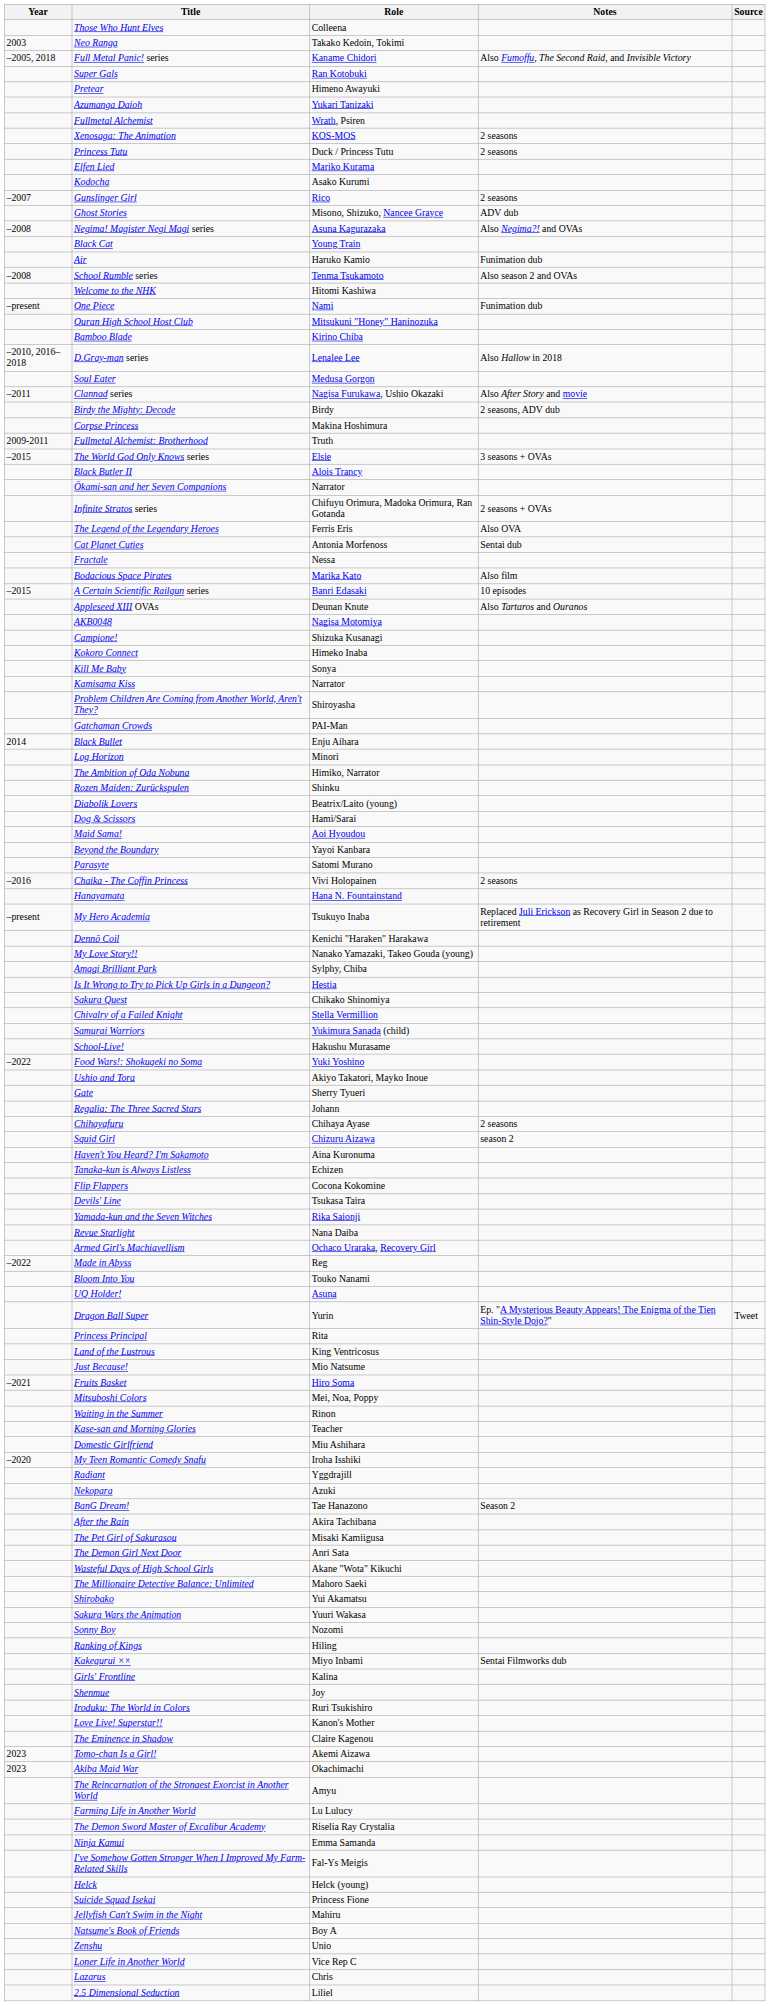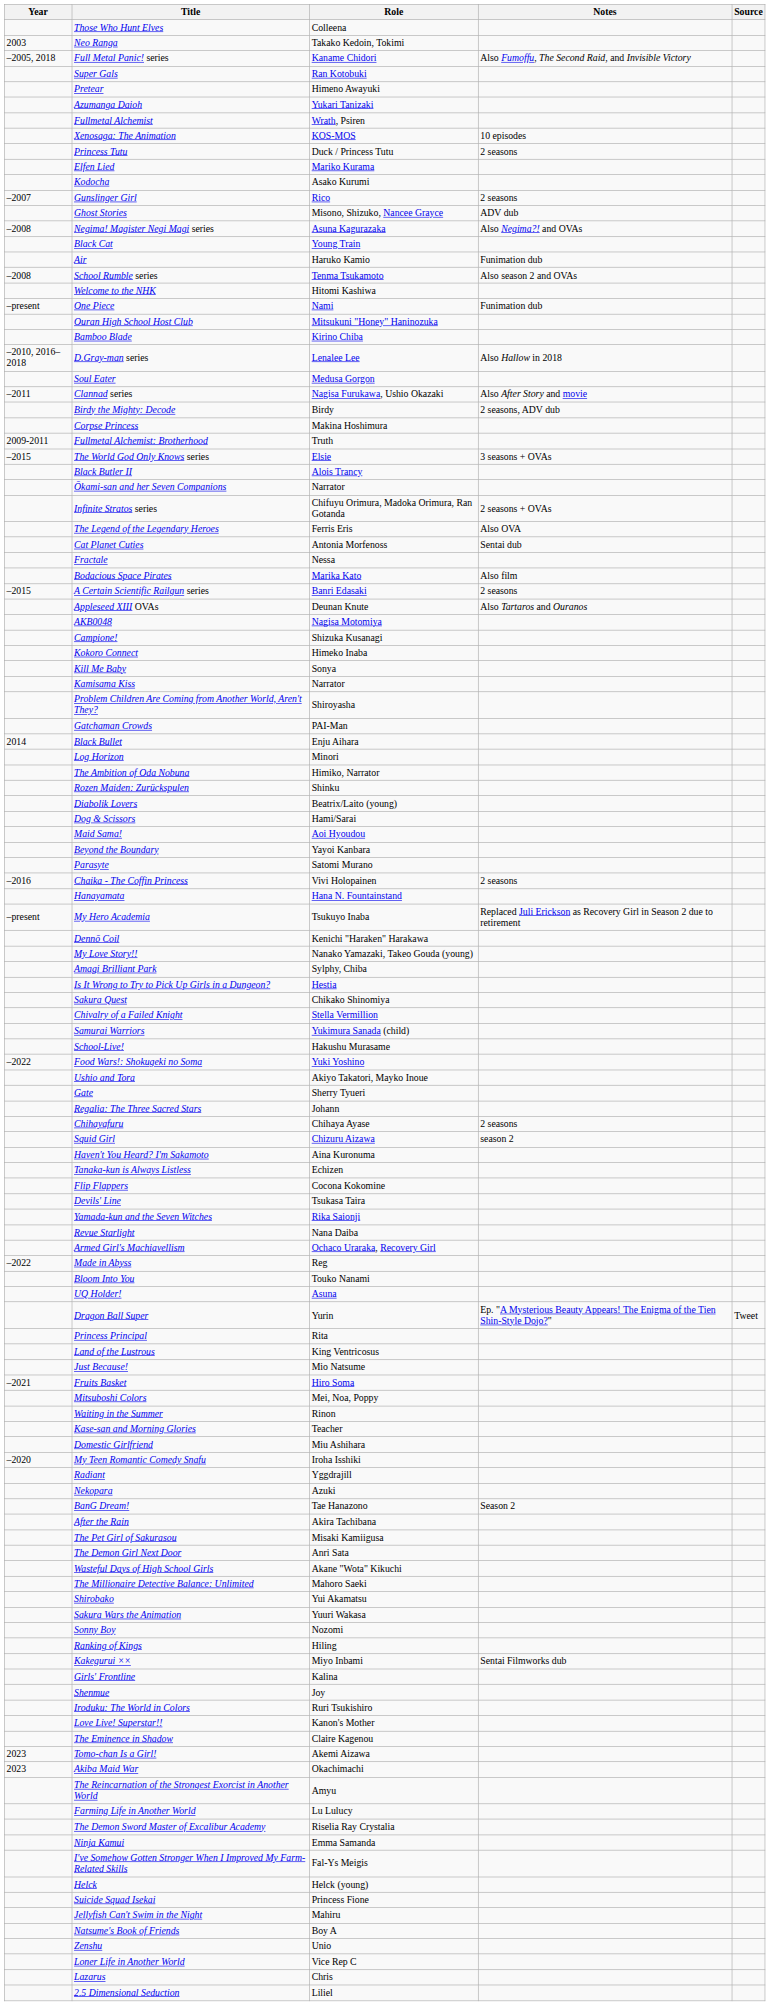(499, 136) 2 seasons -> (503, 136) 10 episodes
(503, 591) 10 episodes -> (499, 591) 2 seasons
